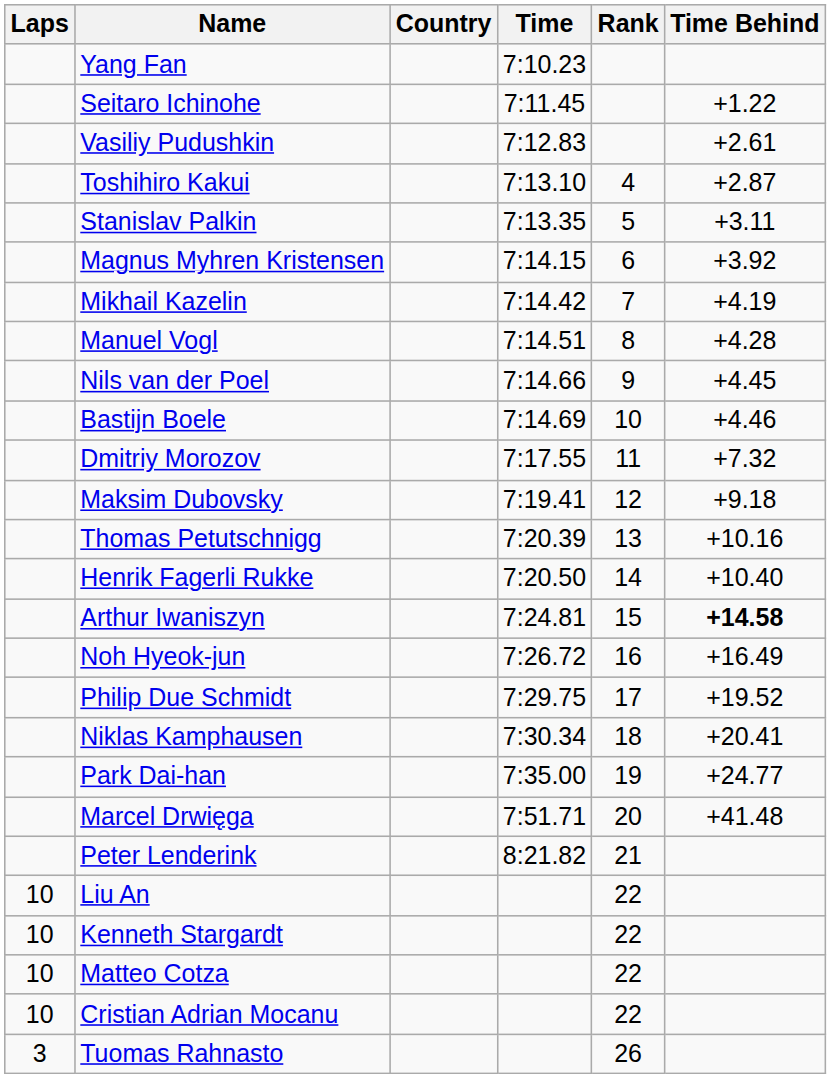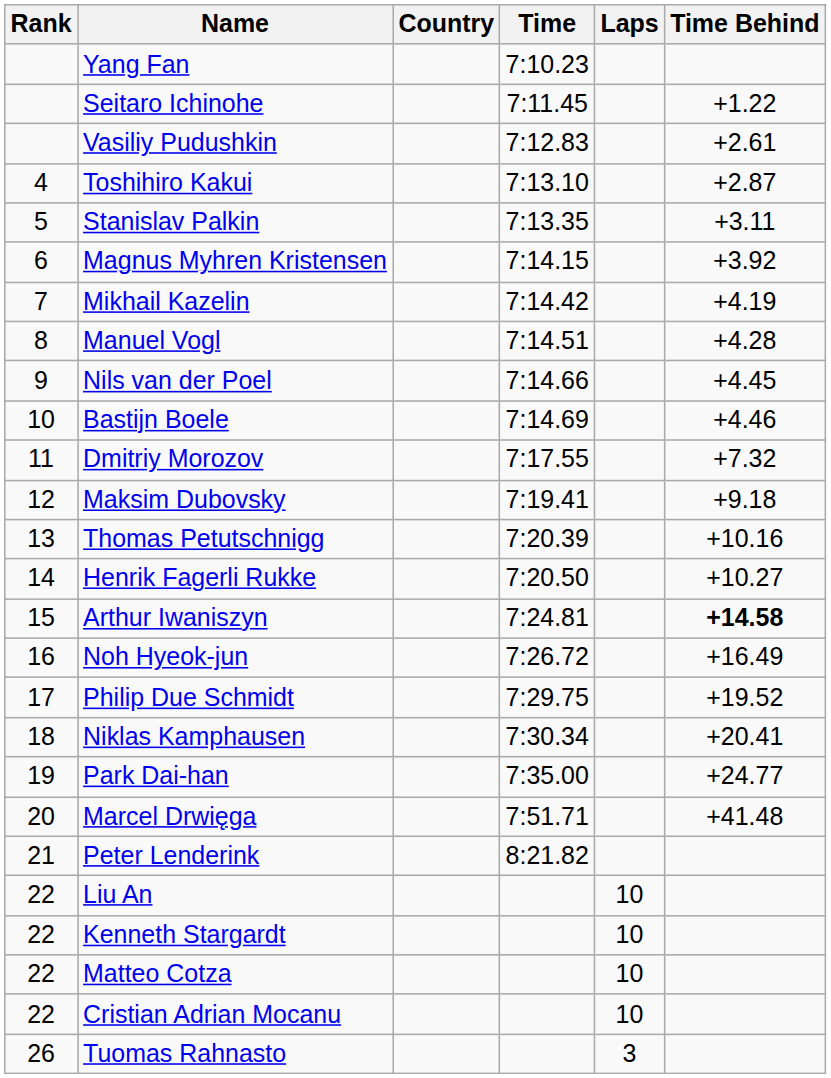columns swapped: (628, 24) <-> (40, 24)
(745, 578) +10.40 -> (745, 578) +10.27
